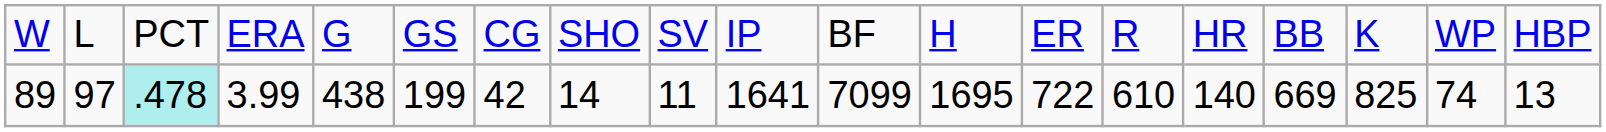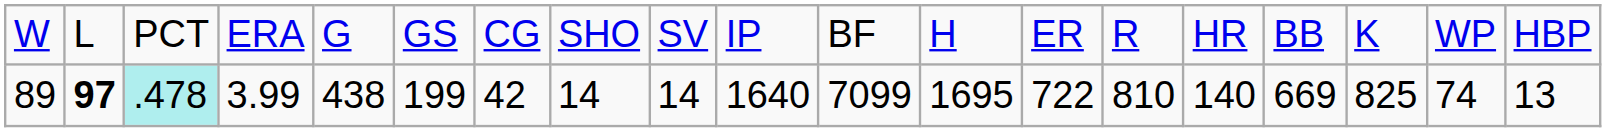(95, 94) normal -> (95, 94) bold
(677, 94) 11 -> (679, 94) 14
(768, 94) 1641 -> (768, 94) 1640
(1144, 94) 610 -> (1144, 94) 810
